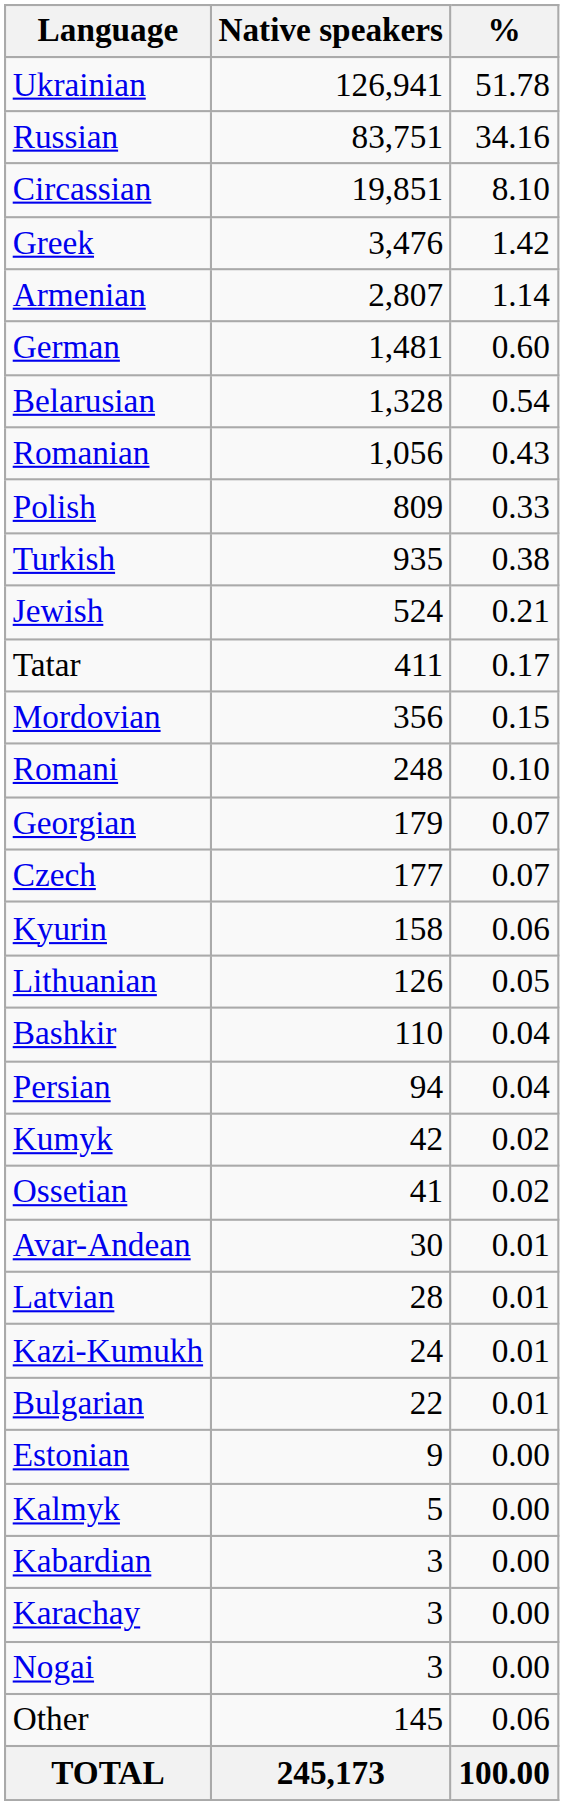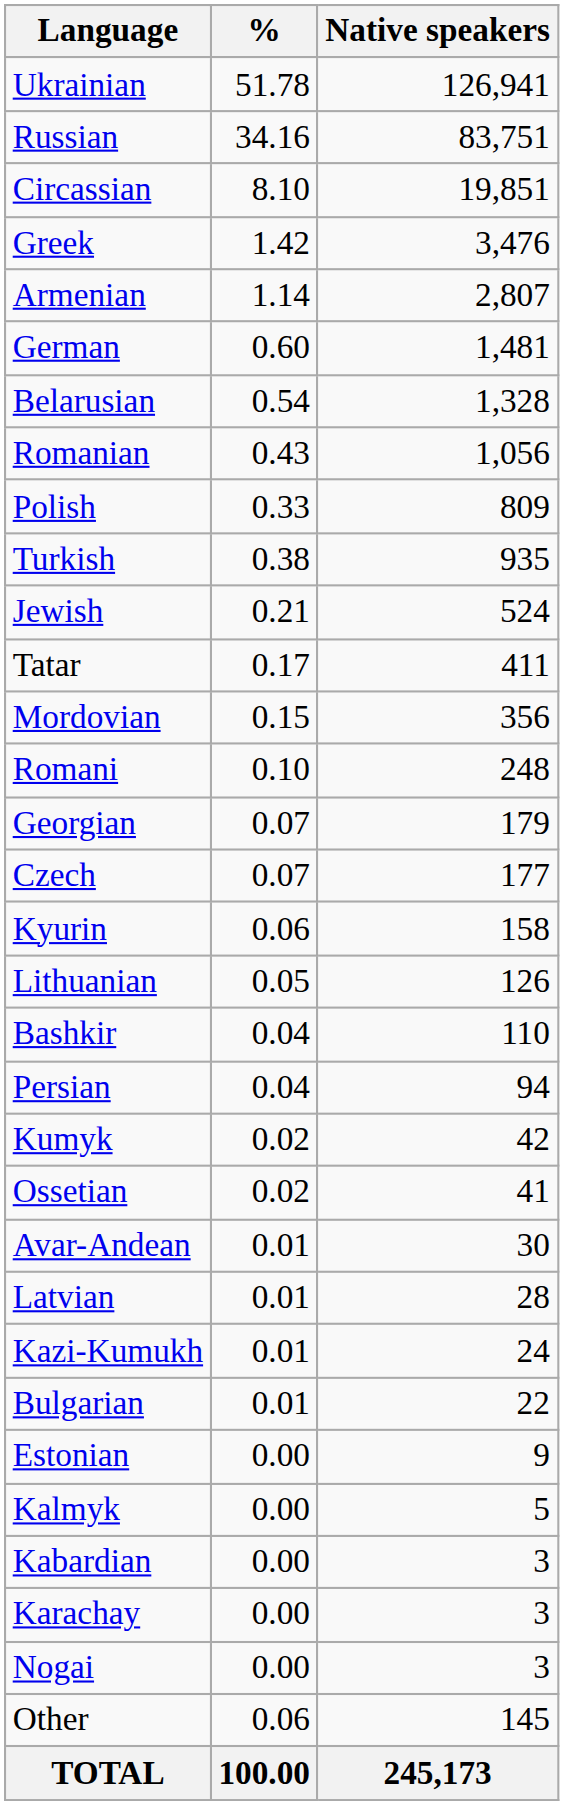columns swapped: (331, 30) <-> (504, 30)
